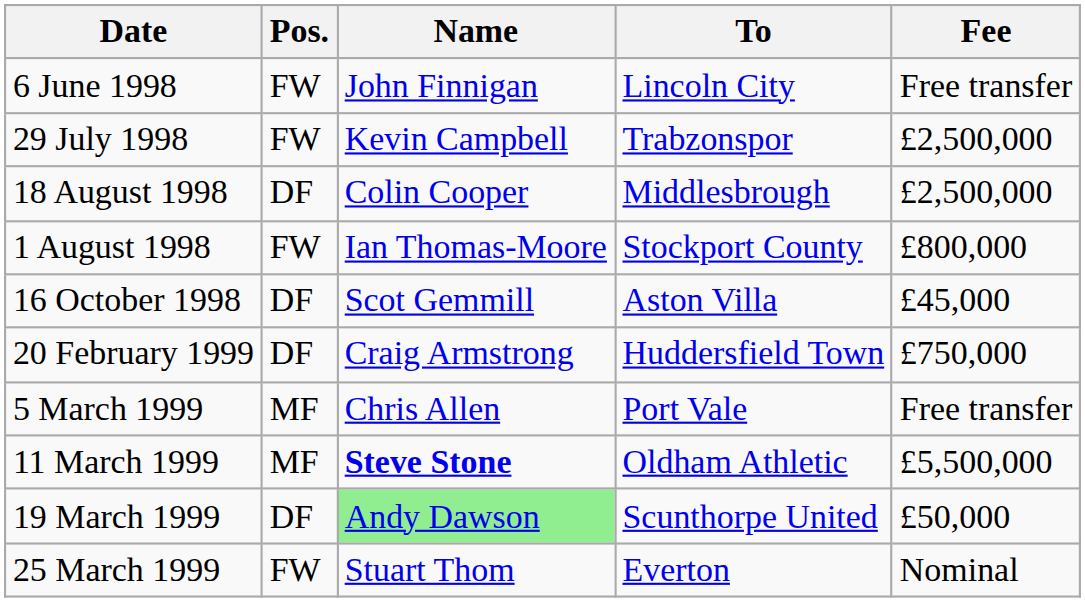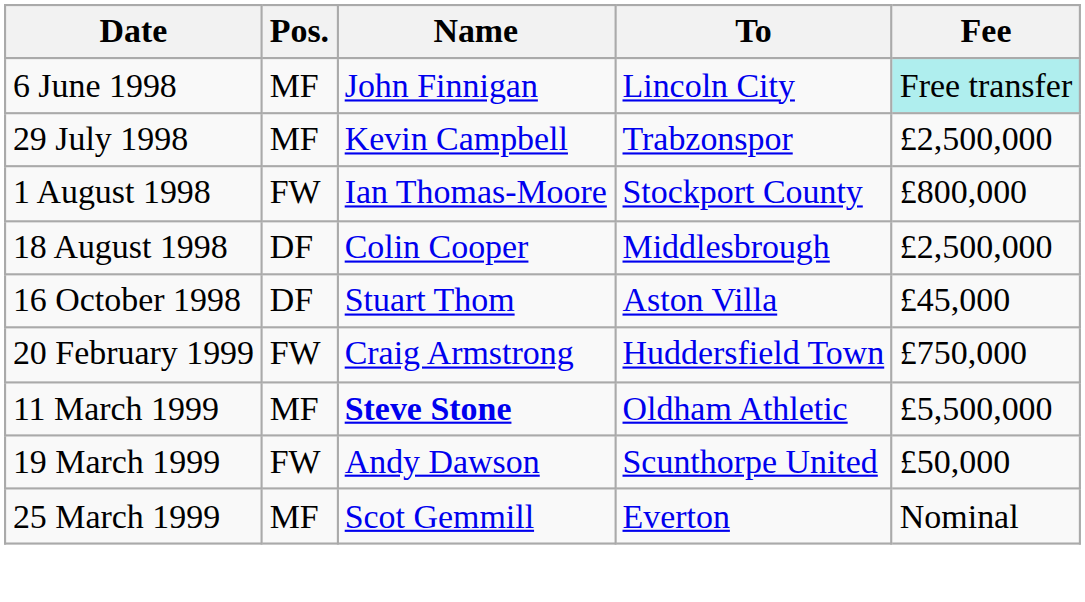(295, 85) FW -> (294, 85) MF
(986, 85) no background -> (986, 85) paleturquoise background
(295, 138) FW -> (294, 138) MF
rows swapped: (112, 246) <-> (120, 192)
(439, 300) Scot Gemmill -> (430, 300) Stuart Thom
(291, 354) DF -> (295, 354) FW
- row: (108, 407)
(291, 515) DF -> (295, 461) FW
(442, 515) lightgreen background -> (442, 461) no background
(295, 569) FW -> (294, 515) MF
(430, 569) Stuart Thom -> (439, 515) Scot Gemmill
